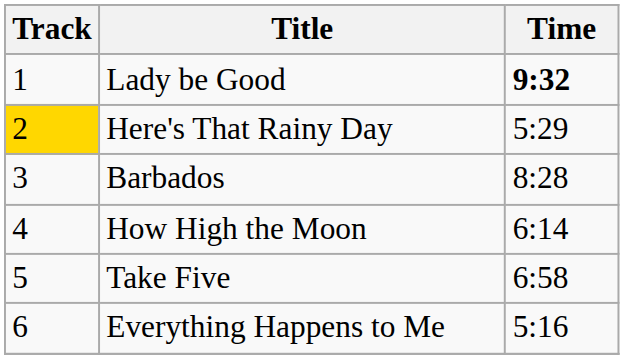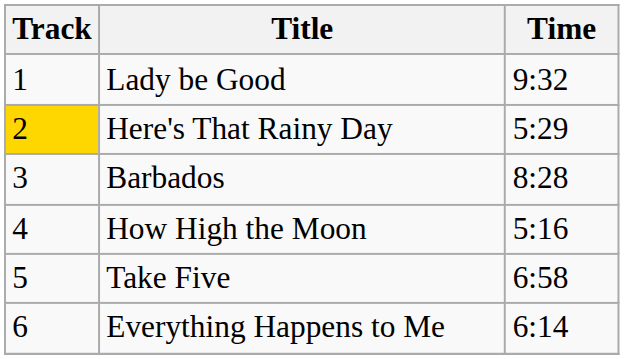(541, 79) bold -> (541, 79) normal
(541, 228) 6:14 -> (541, 228) 5:16
(541, 327) 5:16 -> (541, 327) 6:14
